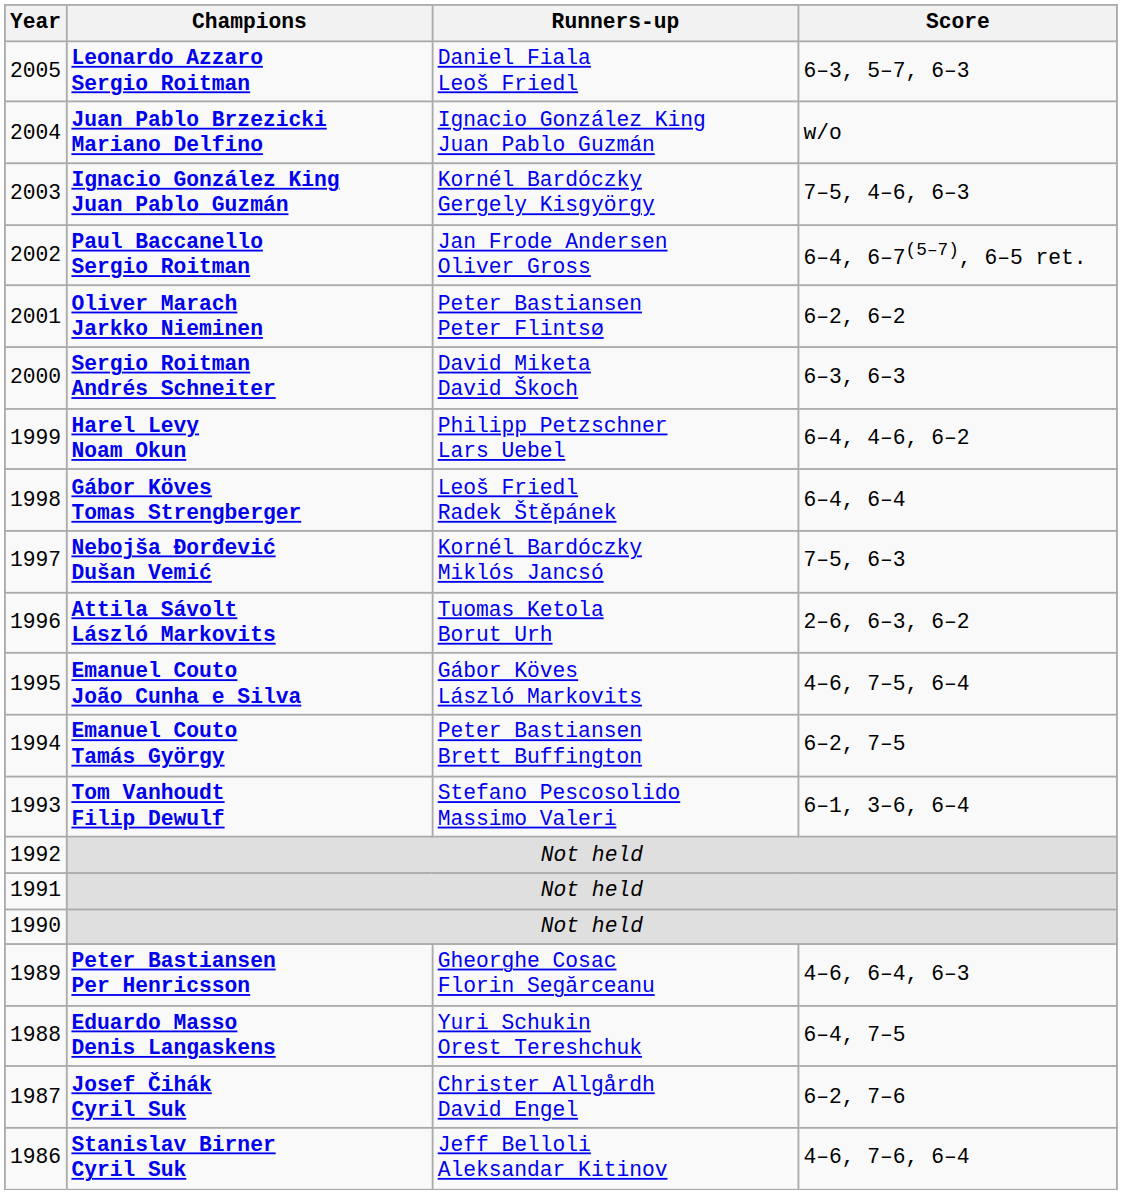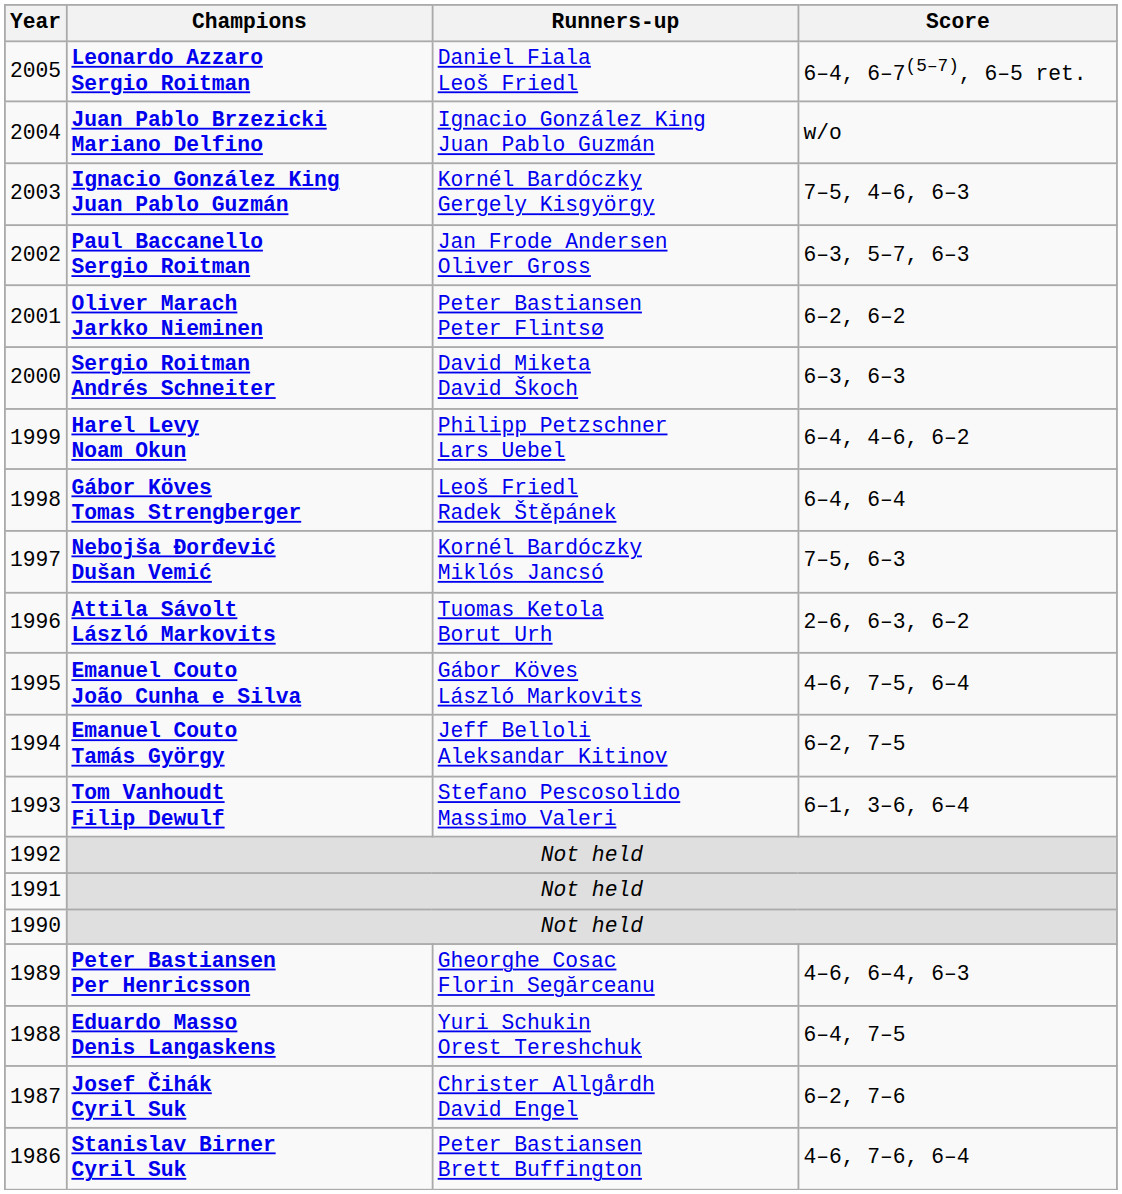(886, 71) 6–3, 5–7, 6–3 -> (945, 71) 6–4, 6–7(5–7), 6–5 ret.
(945, 255) 6–4, 6–7(5–7), 6–5 ret. -> (886, 255) 6–3, 5–7, 6–3
(540, 745) Peter Bastiansen Brett Buffington -> (553, 745) Jeff Belloli Aleksandar Kitinov
(553, 1158) Jeff Belloli Aleksandar Kitinov -> (540, 1158) Peter Bastiansen Brett Buffington
